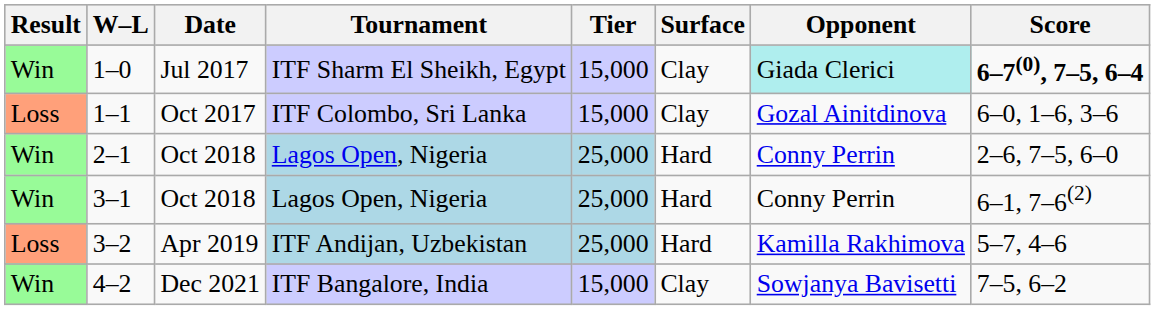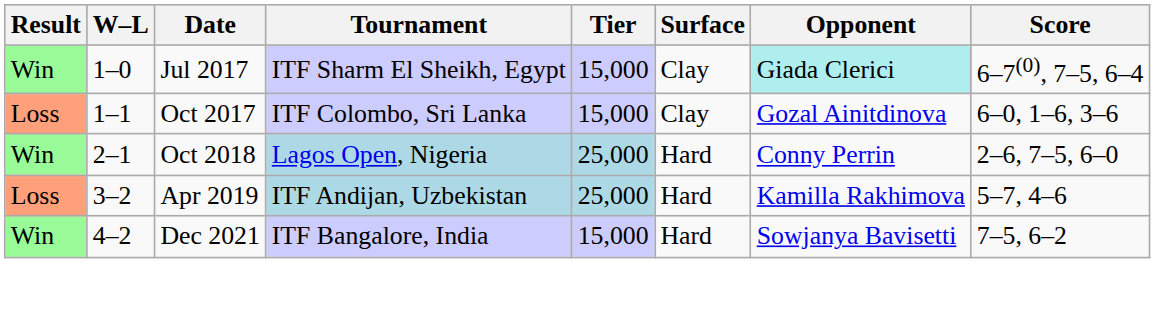(1060, 69) bold -> (1060, 69) normal
- row: (112, 198)
(685, 283) Clay -> (686, 236) Hard
